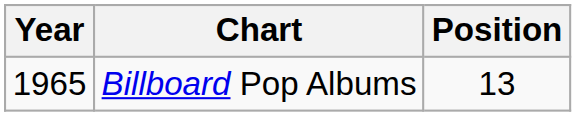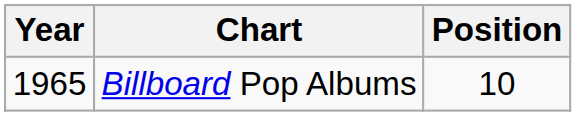(497, 83) 13 -> (497, 83) 10
